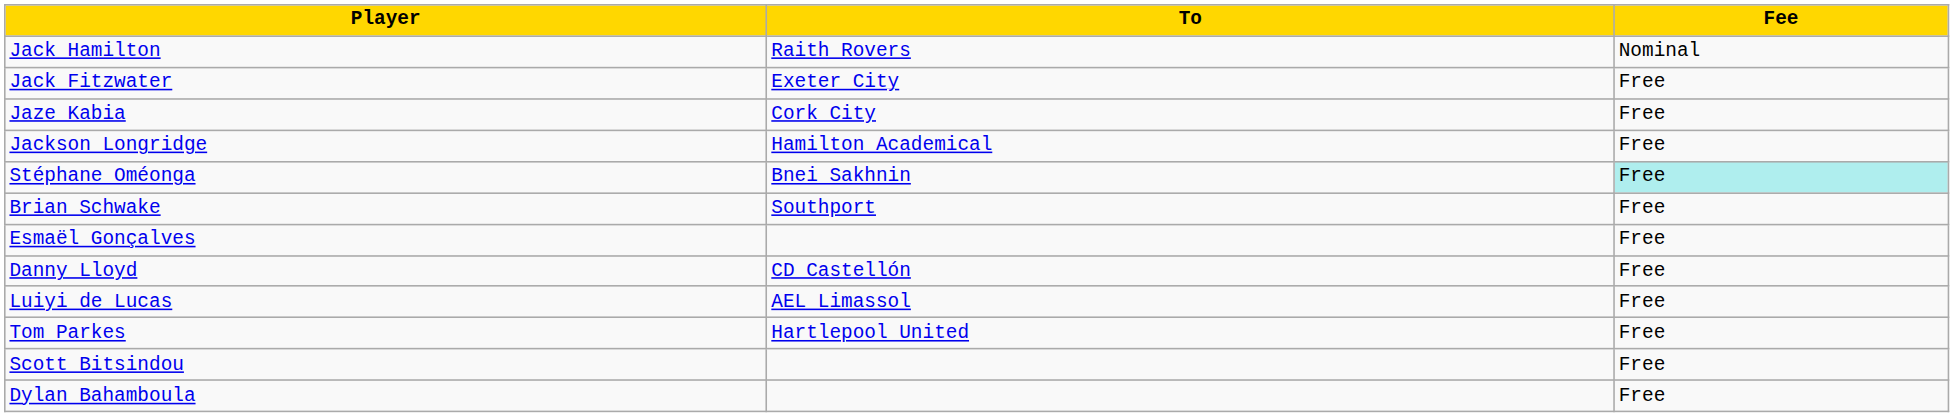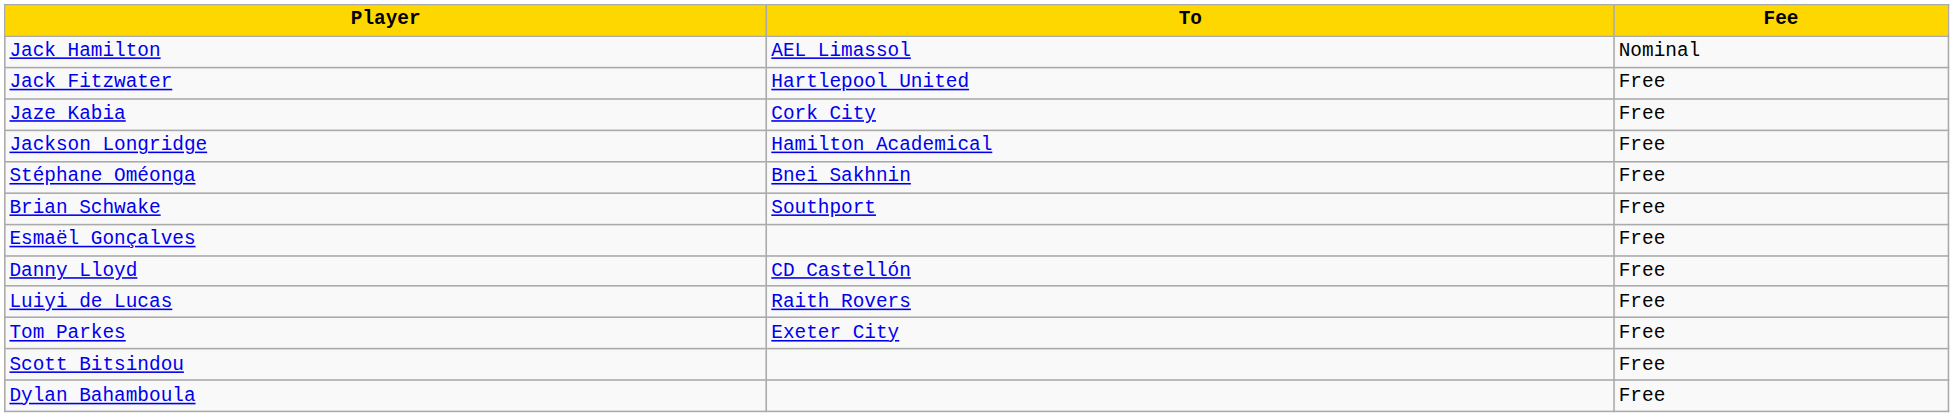(841, 52) Raith Rovers -> (841, 52) AEL Limassol
(835, 83) Exeter City -> (870, 83) Hartlepool United
(1642, 177) paleturquoise background -> (1642, 177) no background
(841, 302) AEL Limassol -> (841, 302) Raith Rovers
(870, 334) Hartlepool United -> (835, 334) Exeter City
